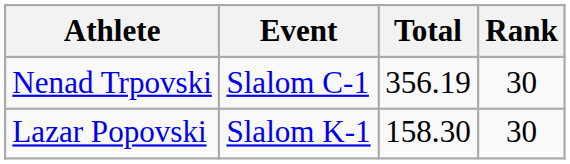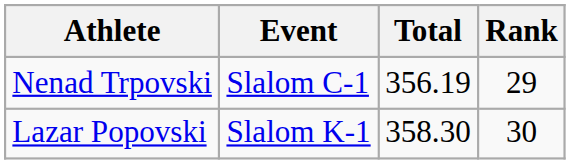(522, 81) 30 -> (522, 81) 29
(428, 133) 158.30 -> (428, 133) 358.30
